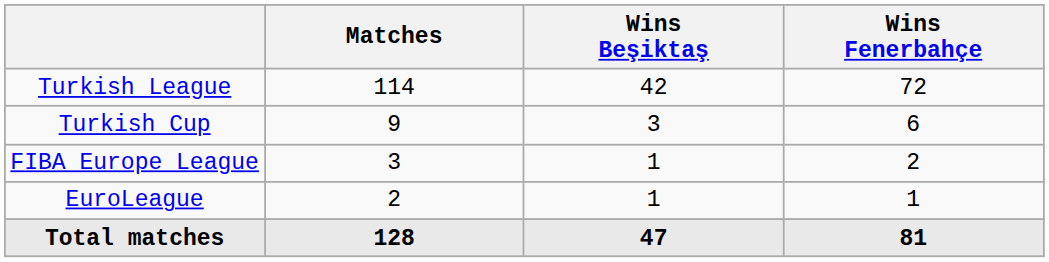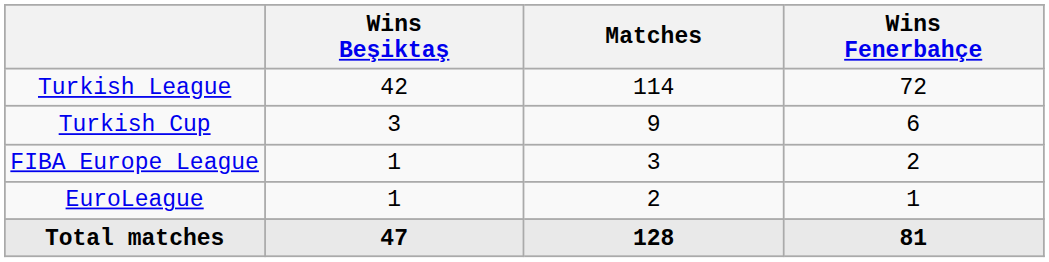columns swapped: (394, 37) <-> (654, 37)
